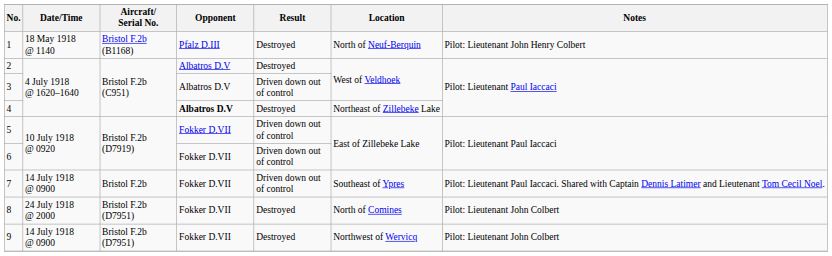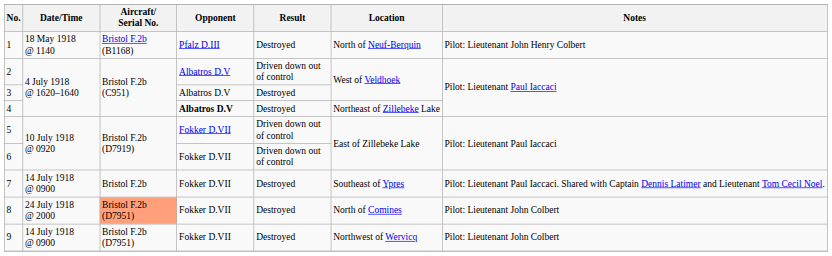(276, 66) Destroyed -> (288, 72) Driven down out of control
(288, 87) Driven down out of control -> (276, 93) Destroyed
(288, 184) Driven down out of control -> (276, 184) Destroyed
(124, 211) no background -> (124, 211) lightsalmon background
